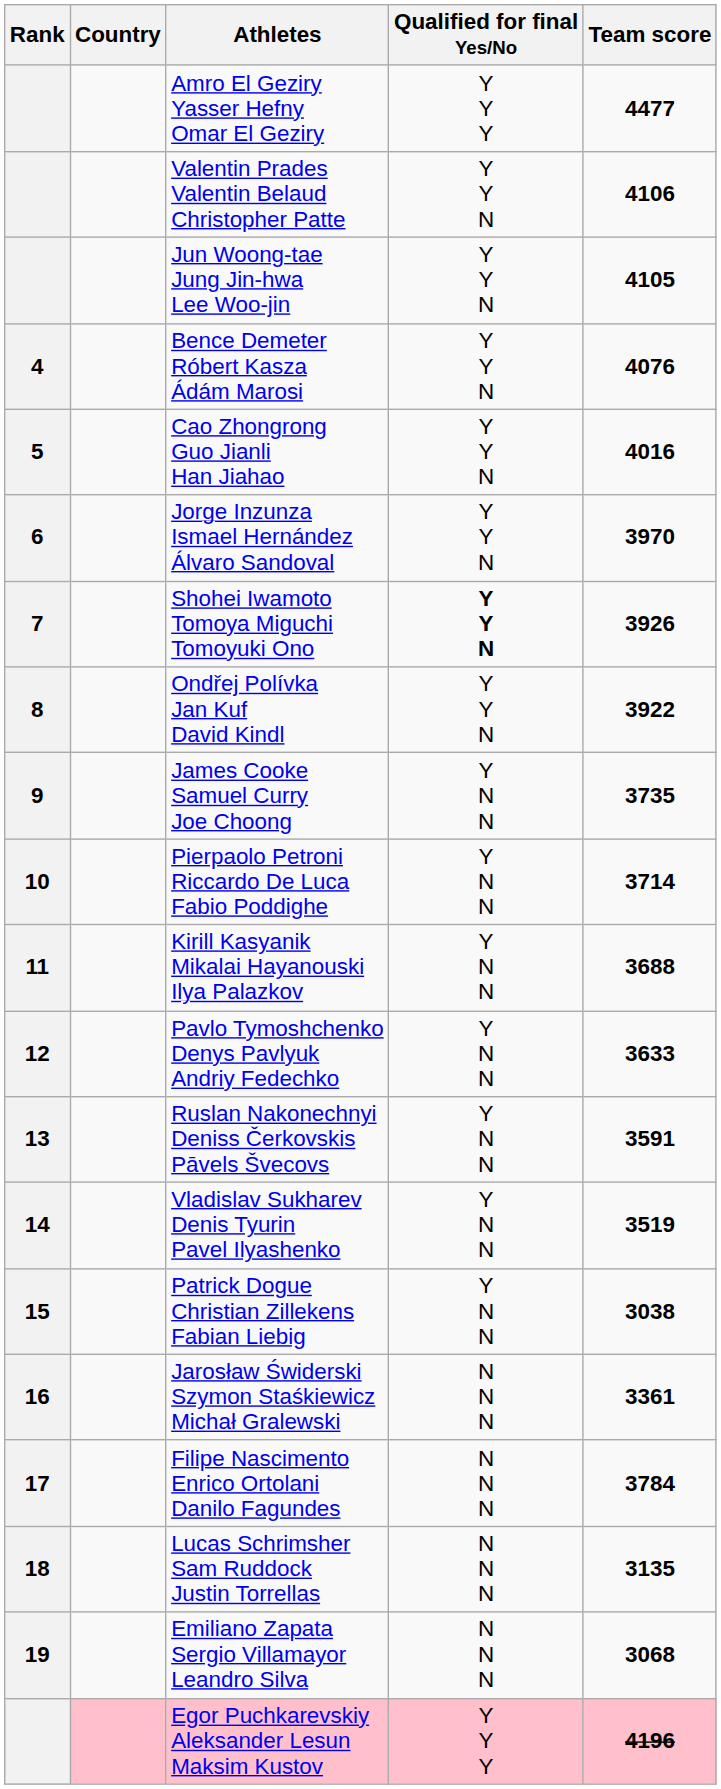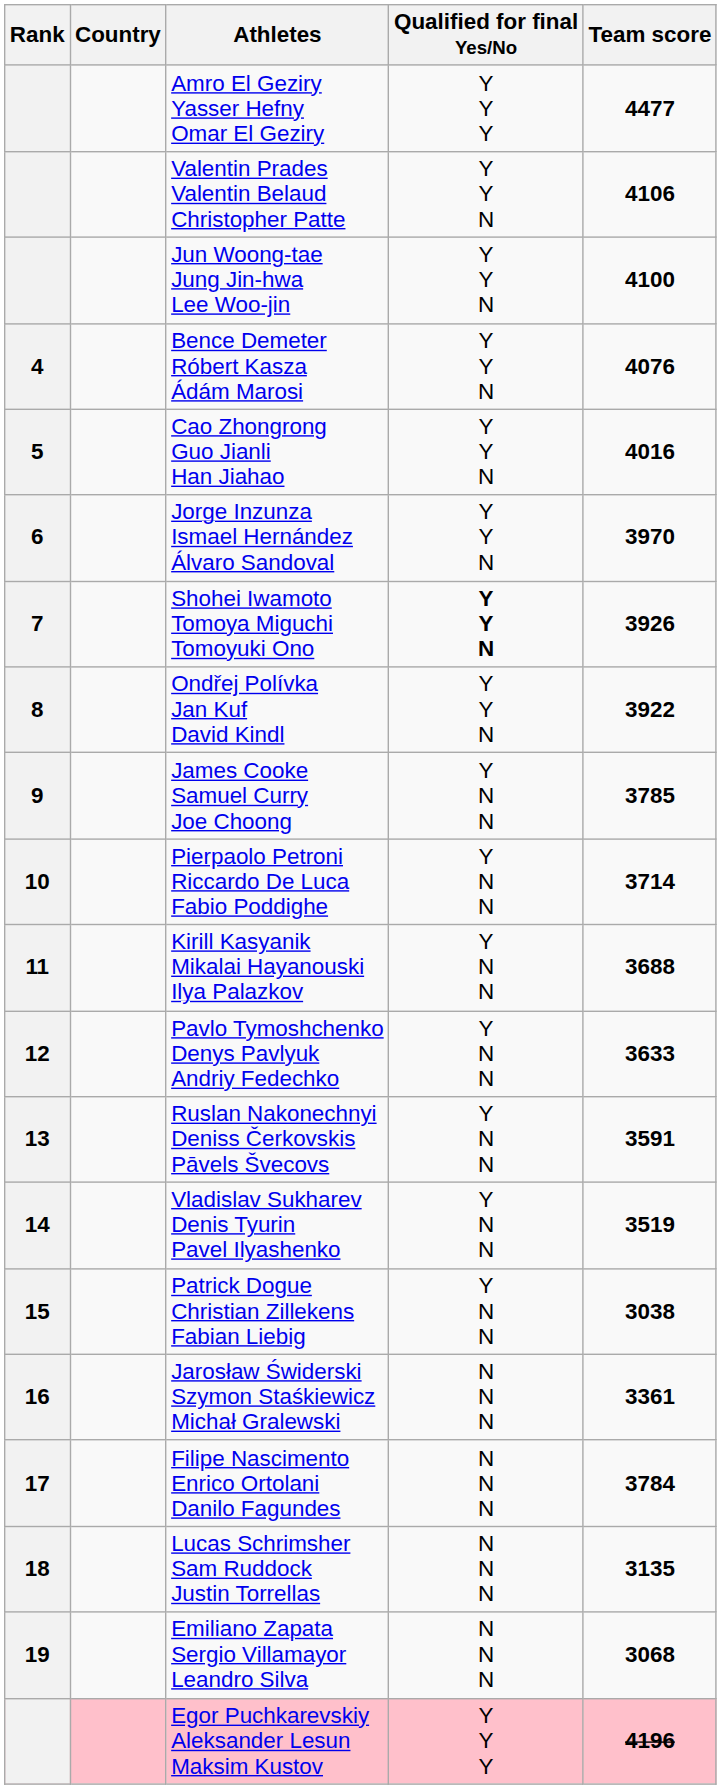(650, 280) 4105 -> (650, 280) 4100
(650, 795) 3735 -> (650, 795) 3785
